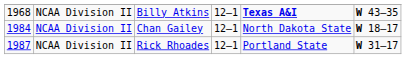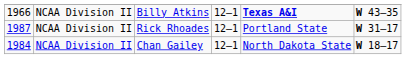(19, 13) 1968 -> (19, 13) 1966
rows swapped: (170, 29) <-> (173, 45)
